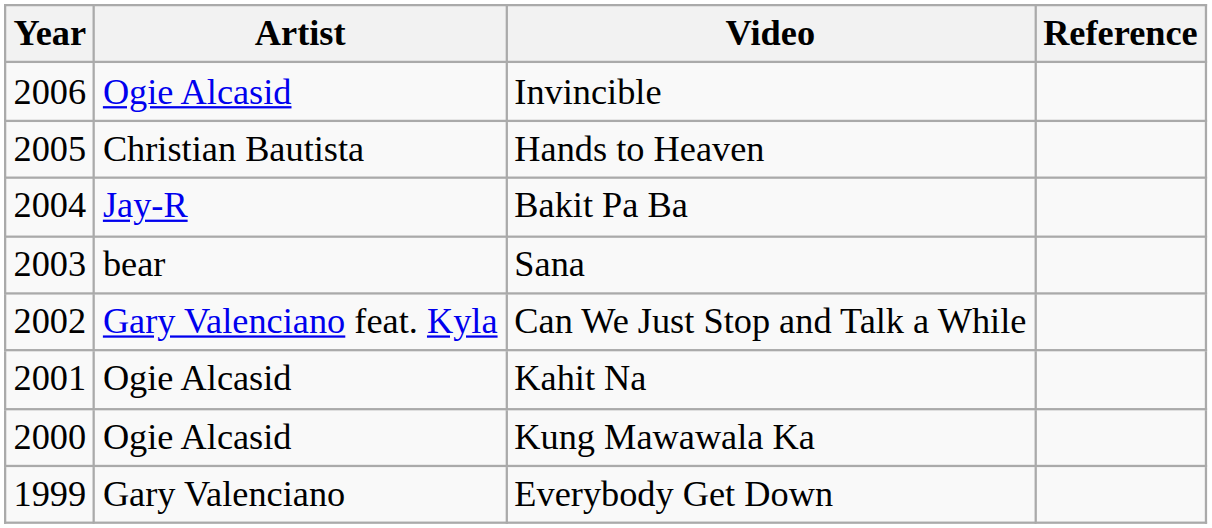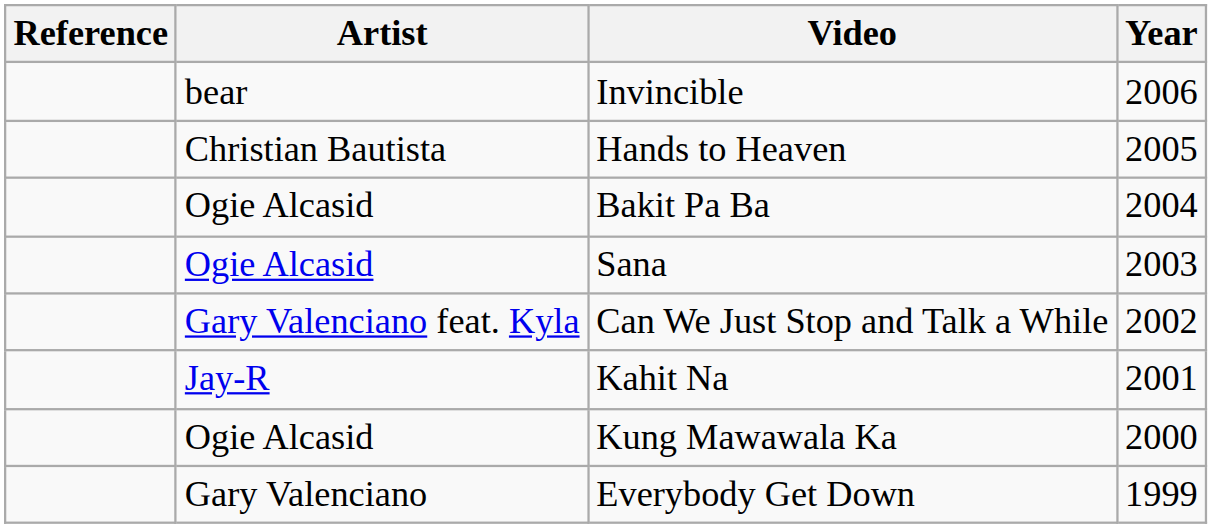columns swapped: (50, 33) <-> (1120, 33)
(197, 90) Ogie Alcasid -> (216, 90) bear
(145, 206) Jay-R -> (279, 206) Ogie Alcasid
(134, 263) bear -> (279, 263) Ogie Alcasid
(197, 378) Ogie Alcasid -> (227, 378) Jay-R
